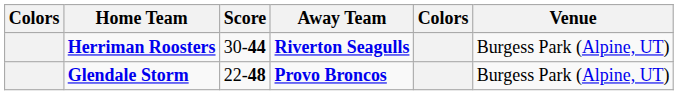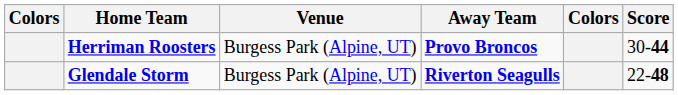columns swapped: (245, 18) <-> (573, 18)
(342, 47) Riverton Seagulls -> (481, 47) Provo Broncos
(331, 75) Provo Broncos -> (492, 75) Riverton Seagulls
